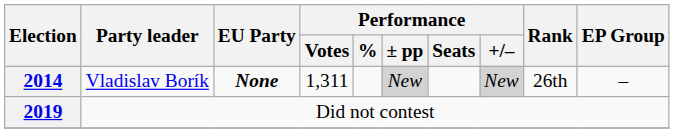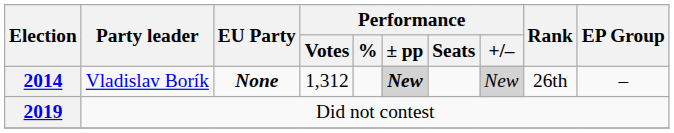(327, 81) 1,311 -> (327, 81) 1,312
(405, 81) normal -> (405, 81) bold
